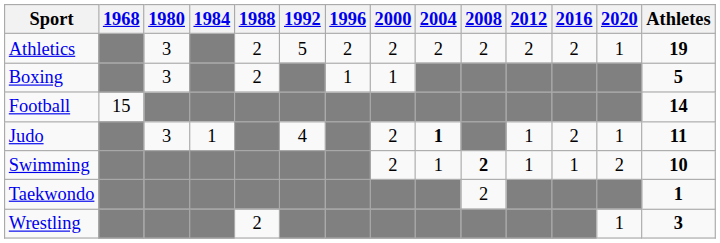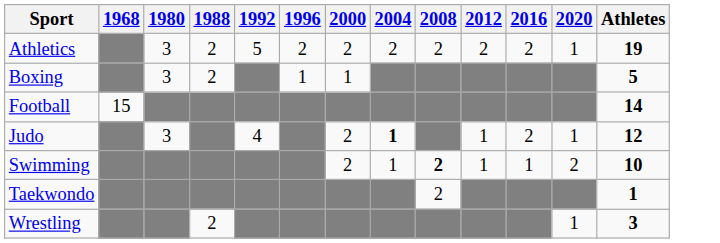- column: (212, 19)
(678, 135) 11 -> (633, 135) 12
